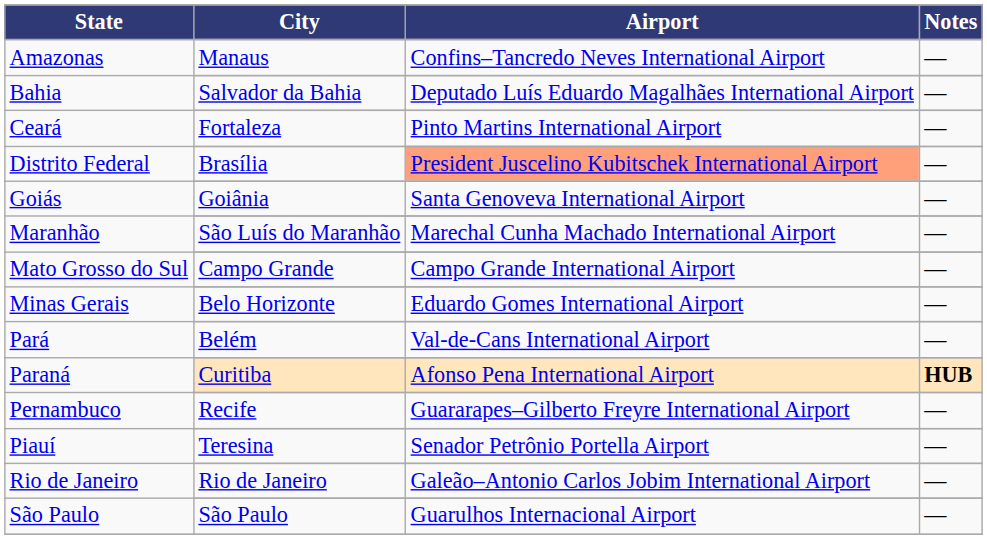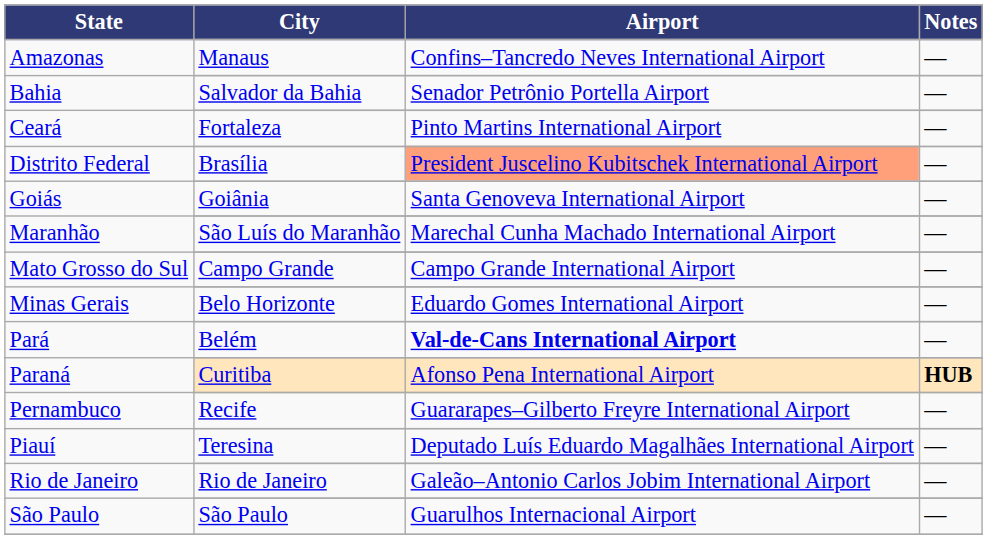(662, 93) Deputado Luís Eduardo Magalhães International Airport -> (662, 93) Senador Petrônio Portella Airport
(662, 340) normal -> (662, 340) bold
(662, 446) Senador Petrônio Portella Airport -> (662, 446) Deputado Luís Eduardo Magalhães International Airport
